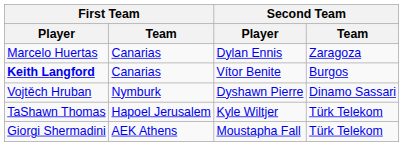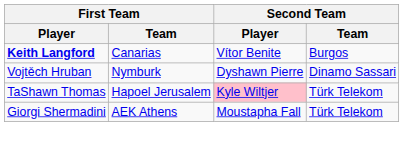- row: (52, 53)
(247, 111) no background -> (247, 92) pink background
